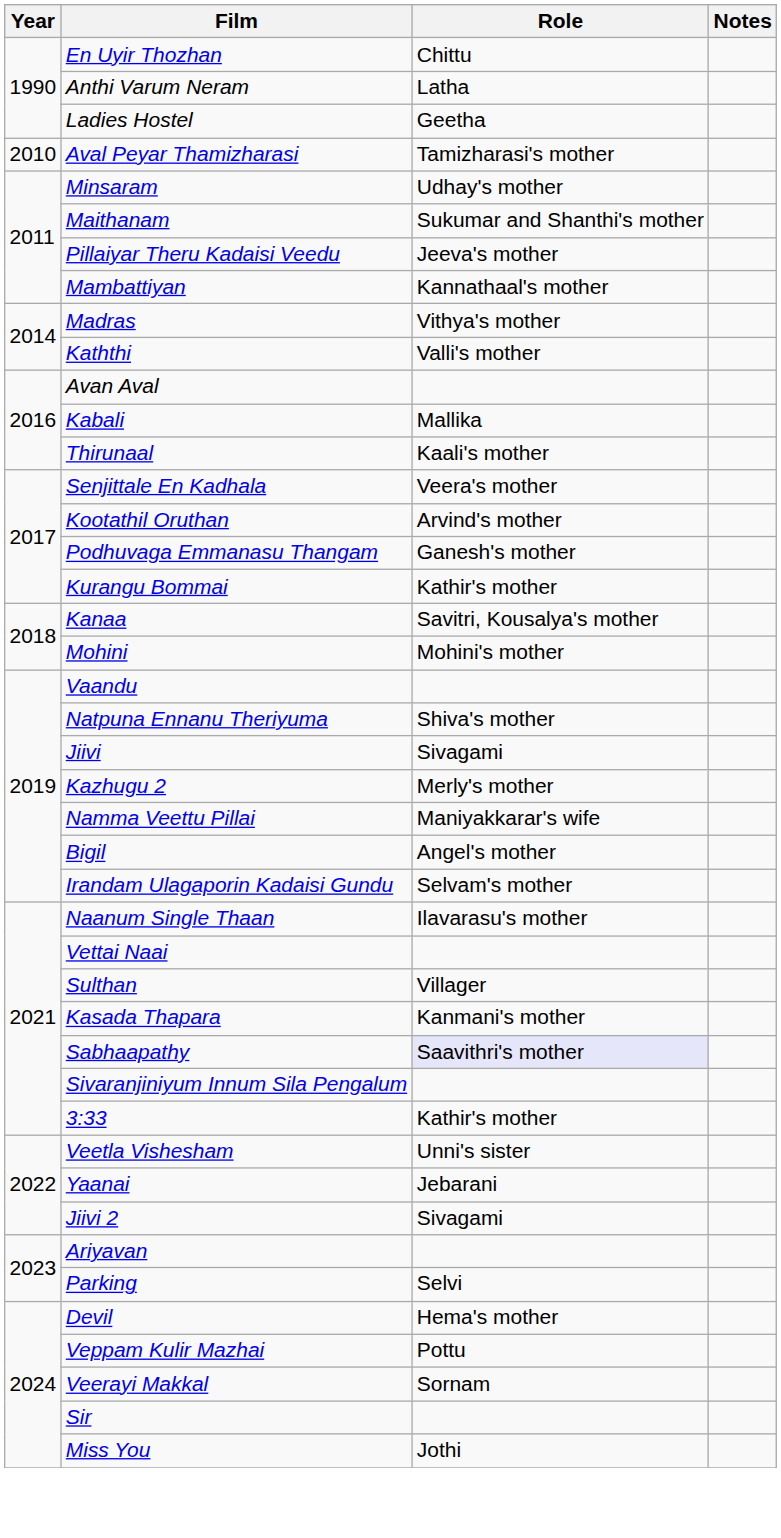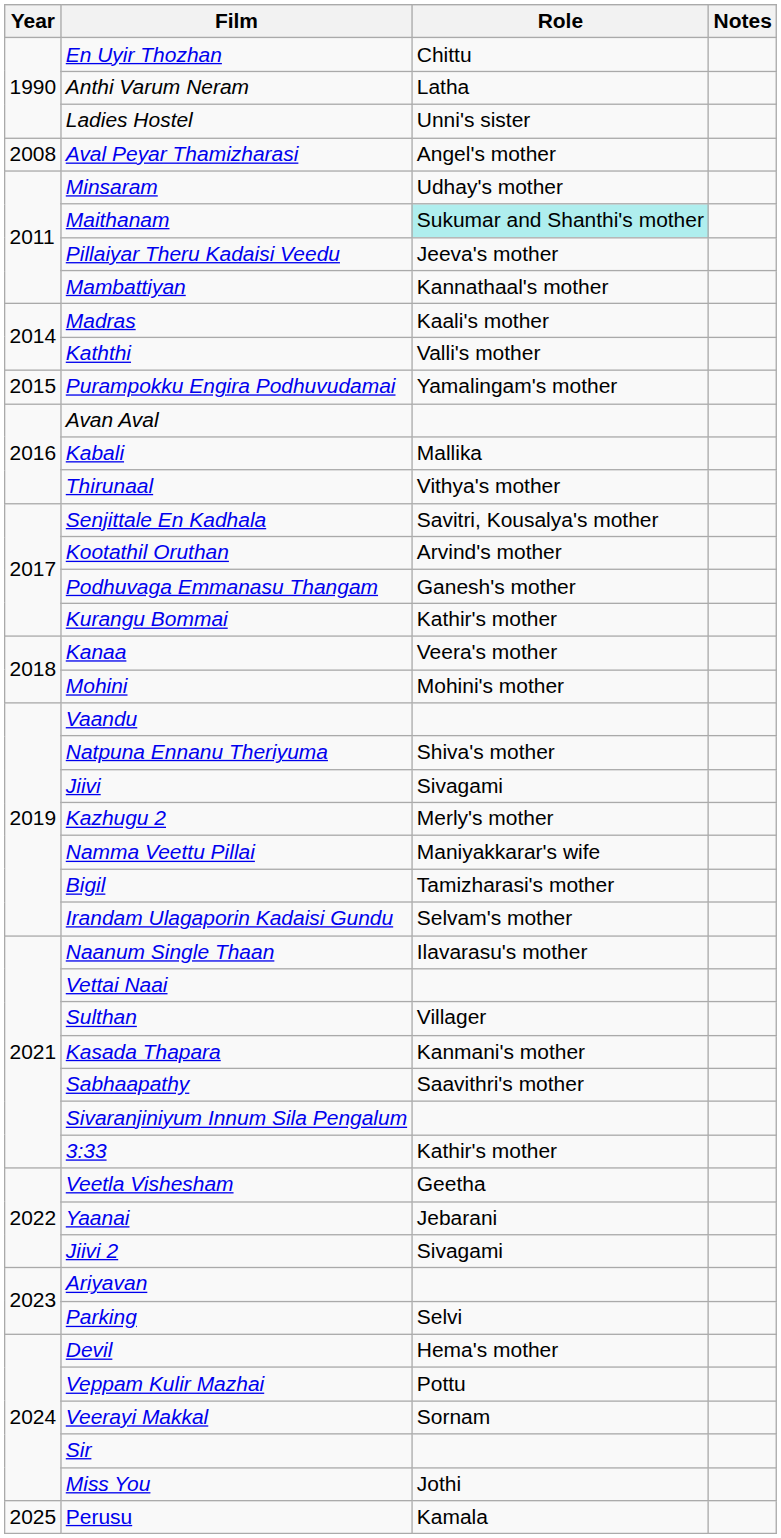(451, 120) Geetha -> (474, 120) Unni's sister
(33, 154) 2010 -> (33, 154) 2008
(515, 154) Tamizharasi's mother -> (486, 154) Angel's mother
(560, 220) no background -> (560, 220) paleturquoise background
(489, 320) Vithya's mother -> (483, 320) Kaali's mother
+ row: (231, 386)
(483, 453) Kaali's mother -> (489, 486) Vithya's mother
(487, 486) Veera's mother -> (538, 519) Savitri, Kousalya's mother
(538, 619) Savitri, Kousalya's mother -> (487, 652) Veera's mother
(486, 852) Angel's mother -> (515, 885) Tamizharasi's mother
(500, 1051) lavender background -> (500, 1084) no background
(474, 1151) Unni's sister -> (451, 1184) Geetha
+ row: (99, 1516)
